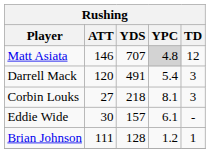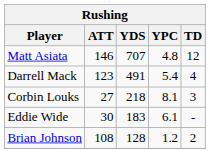(170, 55) lightgrey background -> (170, 55) no background
(104, 76) 120 -> (104, 76) 123
(193, 76) 3 -> (193, 76) 4
(136, 117) 157 -> (136, 117) 183
(104, 138) 111 -> (104, 138) 108
(193, 138) 1 -> (193, 138) 2
